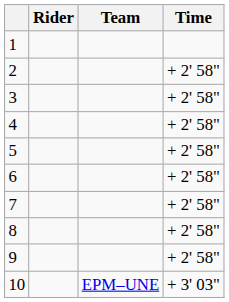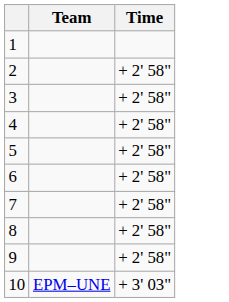- column: (53, 17)
